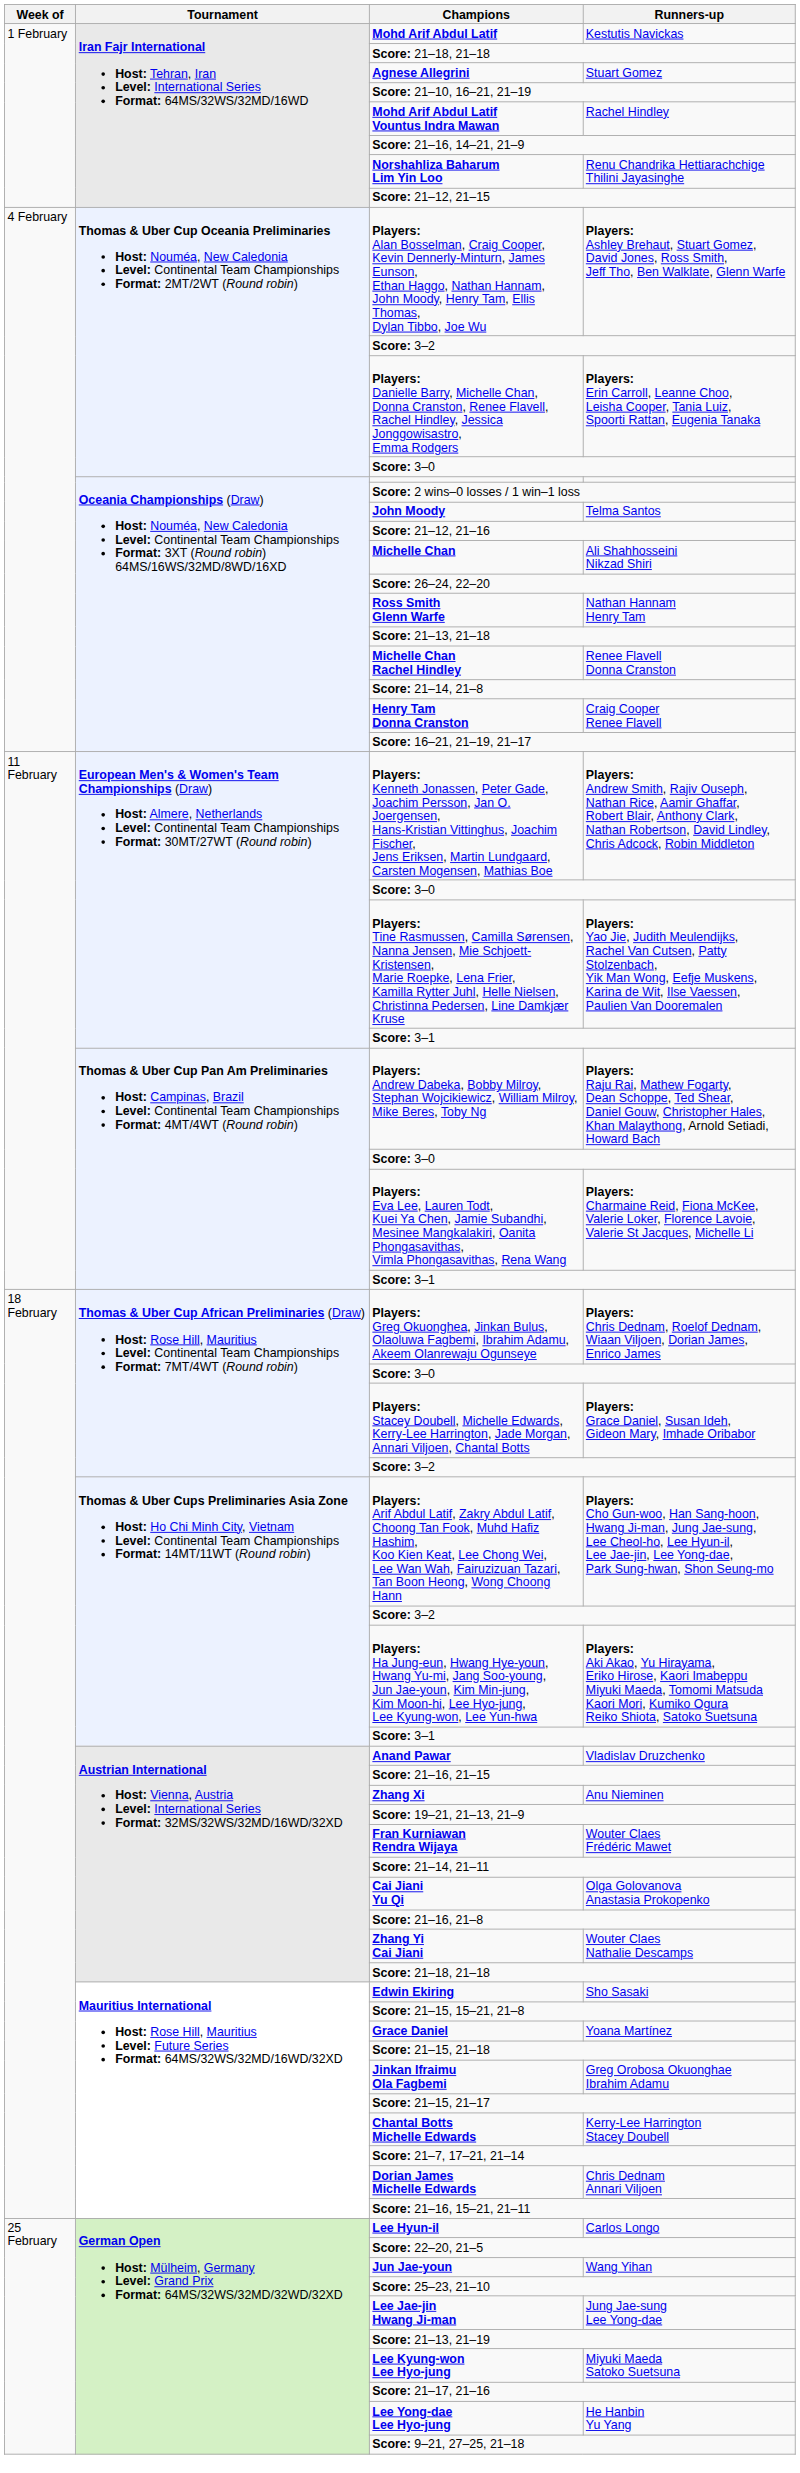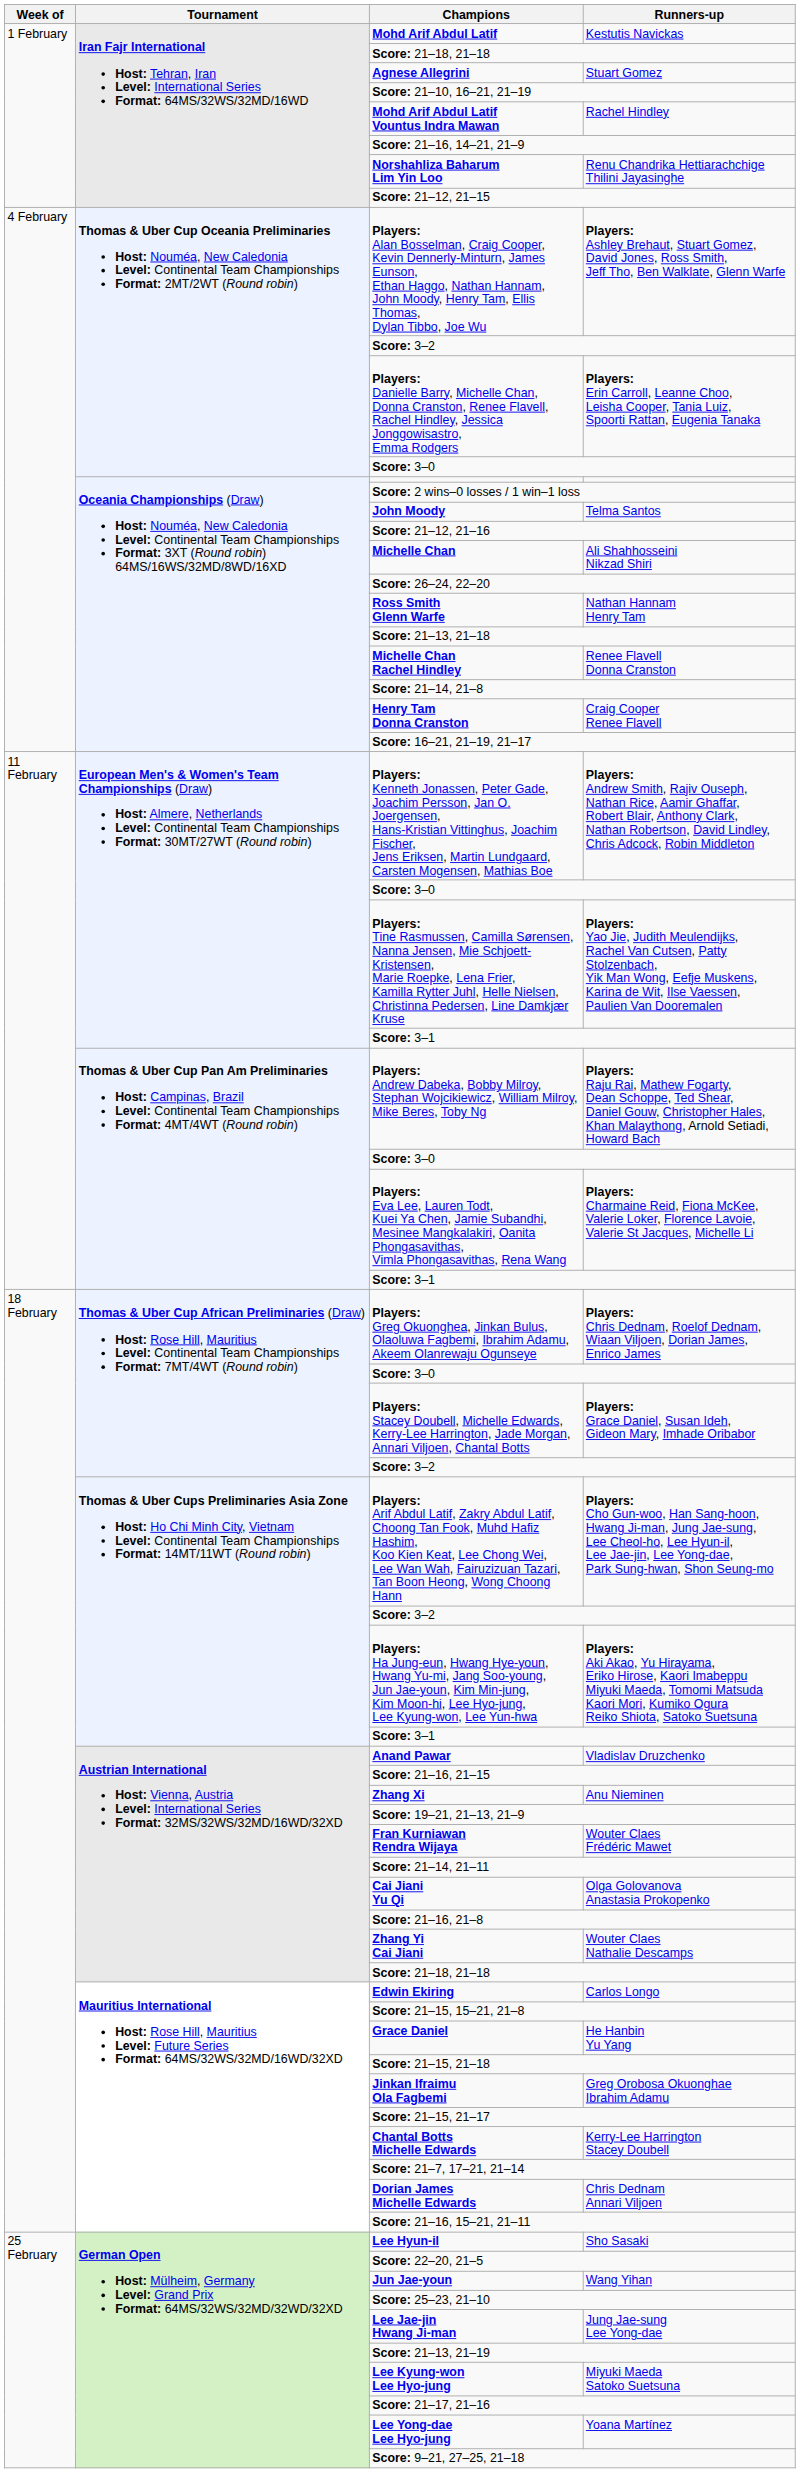(617, 1992) Sho Sasaki -> (623, 1992) Carlos Longo
(629, 2031) Yoana Martínez -> (615, 2037) He Hanbin Yu Yang
(623, 2228) Carlos Longo -> (617, 2241) Sho Sasaki
(615, 2418) He Hanbin Yu Yang -> (629, 2425) Yoana Martínez
